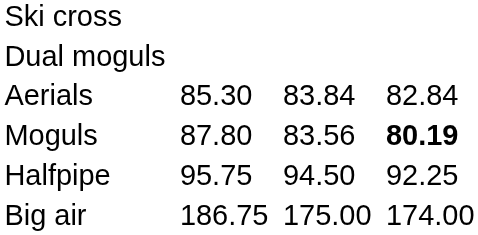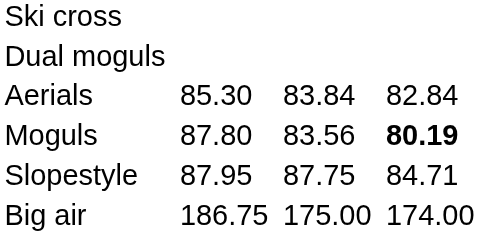+ row: (71, 175)
- row: (58, 175)
